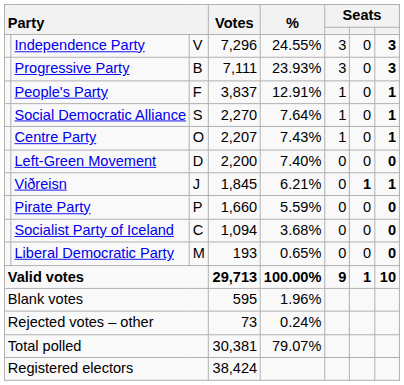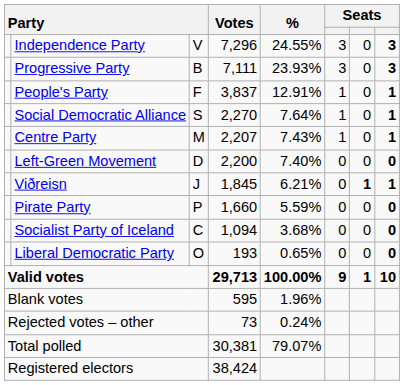(198, 138) O -> (199, 138) M
(199, 253) M -> (198, 253) O
